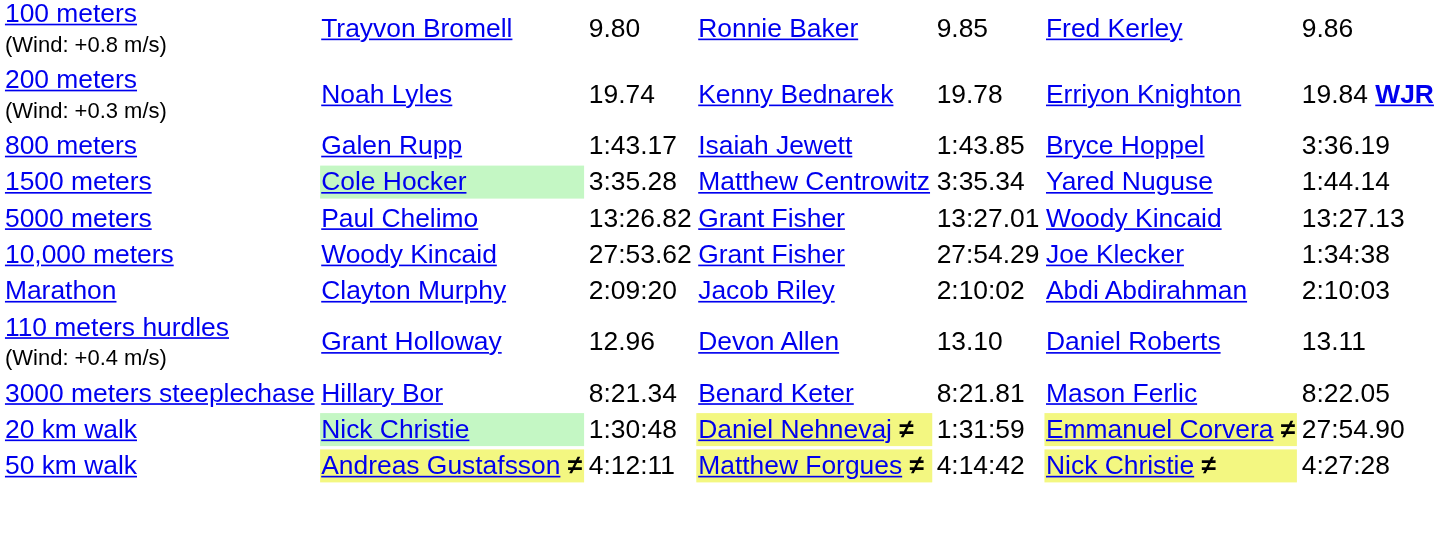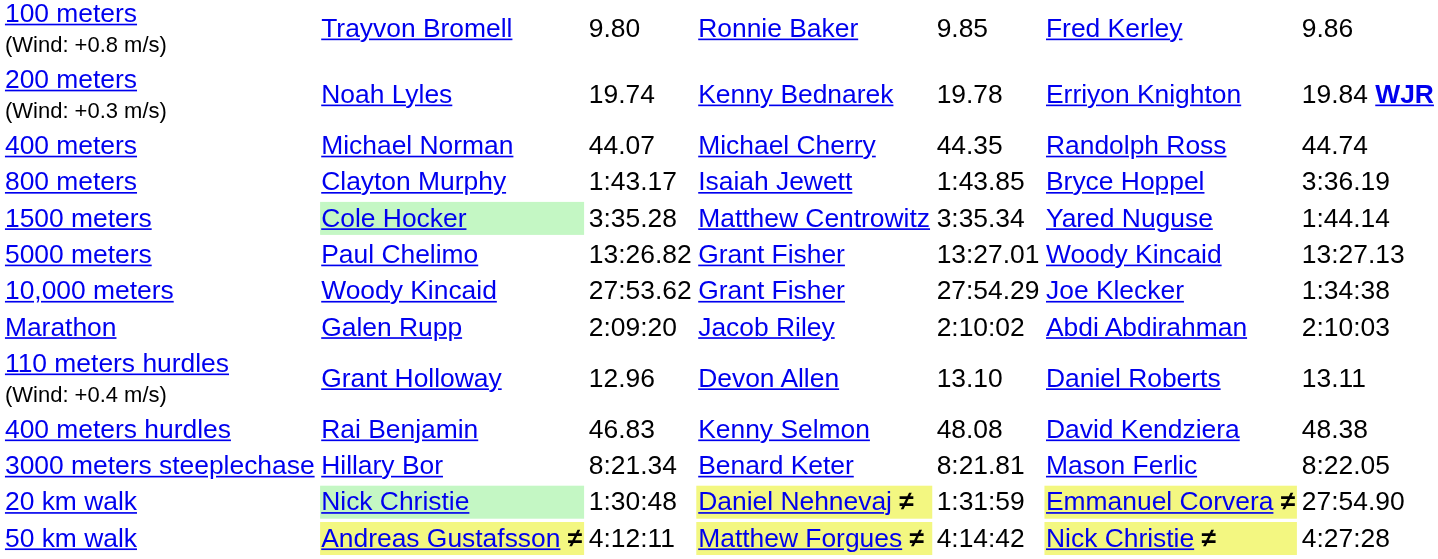+ row: (71, 145)
(392, 145) Galen Rupp -> (414, 181) Clayton Murphy
(414, 290) Clayton Murphy -> (392, 326) Galen Rupp
+ row: (118, 429)
